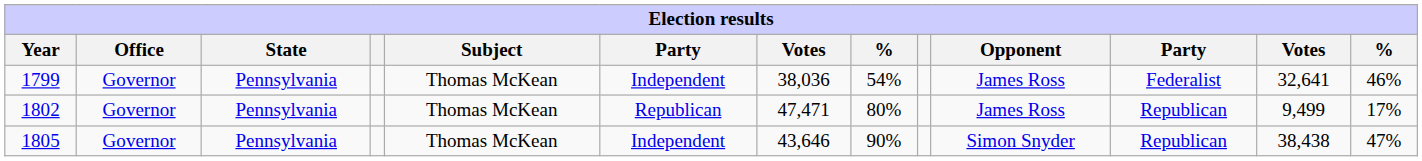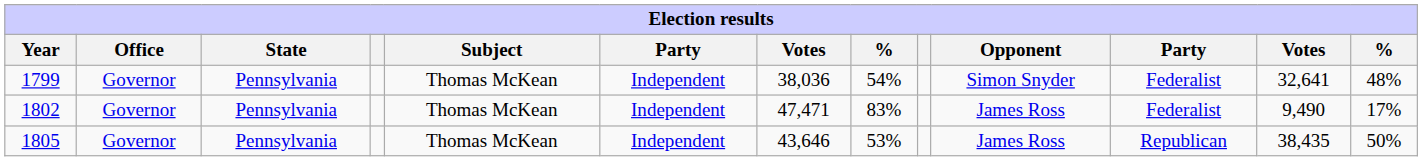(1021, 79) James Ross -> (1021, 79) Simon Snyder
(1384, 79) 46% -> (1384, 79) 48%
(678, 110) Republican -> (678, 110) Independent
(884, 110) 80% -> (884, 110) 83%
(1184, 110) Republican -> (1184, 110) Federalist
(1304, 110) 9,499 -> (1304, 110) 9,490
(884, 140) 90% -> (884, 140) 53%
(1021, 140) Simon Snyder -> (1021, 140) James Ross
(1304, 140) 38,438 -> (1304, 140) 38,435
(1384, 140) 47% -> (1384, 140) 50%
